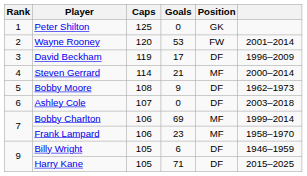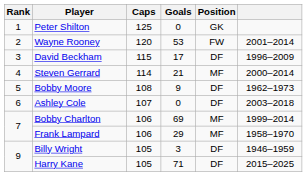(144, 57) 119 -> (144, 57) 115
(178, 133) 23 -> (178, 133) 29
(178, 149) 6 -> (178, 149) 3
